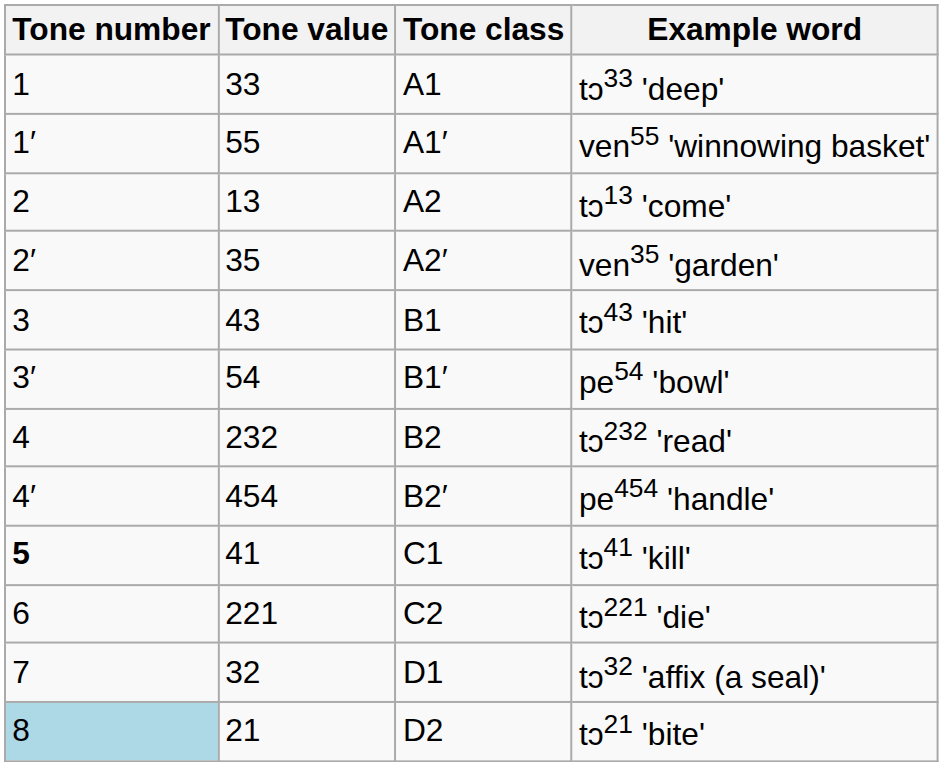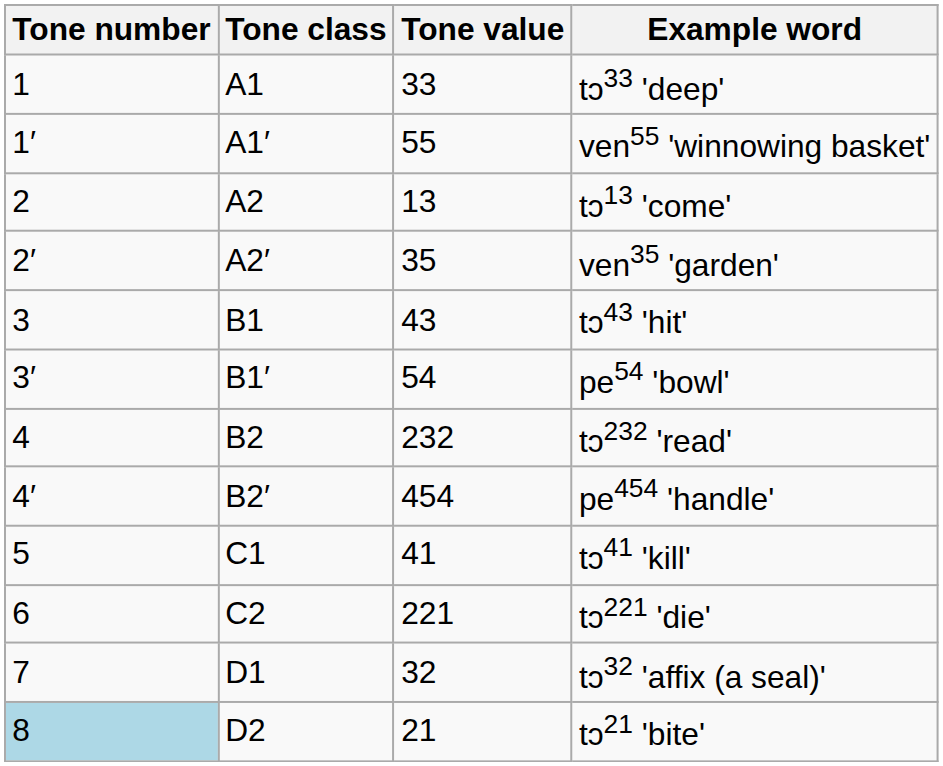columns swapped: (484, 29) <-> (307, 29)
(21, 554) bold -> (21, 554) normal
